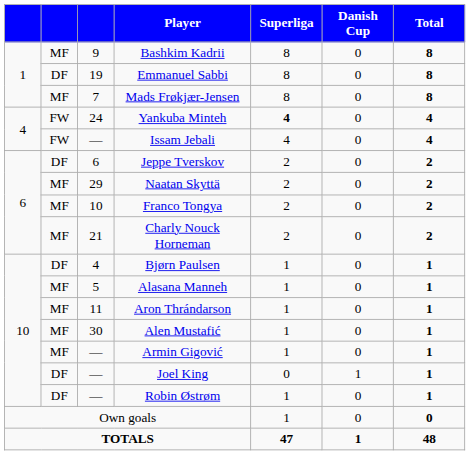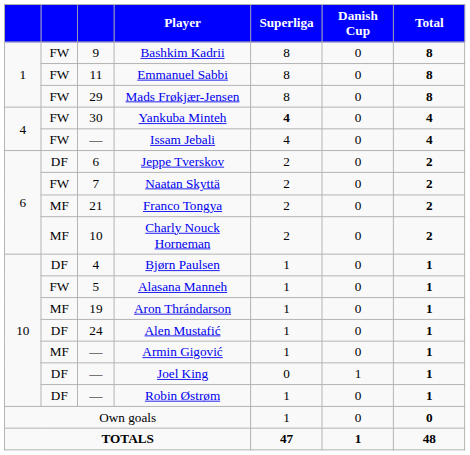(59, 53) MF -> (59, 53) FW
(59, 74) DF -> (59, 74) FW
(96, 74) 19 -> (96, 74) 11
(59, 96) MF -> (59, 96) FW
(96, 96) 7 -> (96, 96) 29
(96, 118) 24 -> (96, 118) 30
(59, 183) MF -> (59, 183) FW
(96, 183) 29 -> (96, 183) 7
(96, 205) 10 -> (96, 205) 21
(96, 235) 21 -> (96, 235) 10
(59, 286) MF -> (59, 286) FW
(96, 308) 11 -> (96, 308) 19
(59, 330) MF -> (59, 330) DF
(96, 330) 30 -> (96, 330) 24
